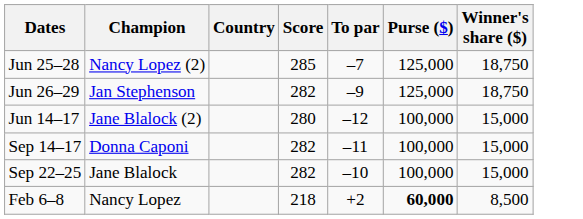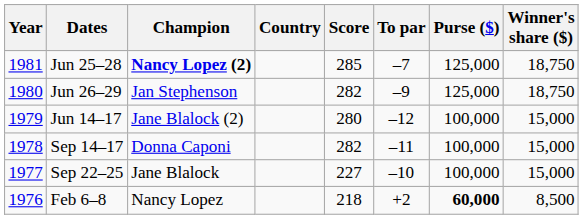+ column: (26, 27)
(147, 64) normal -> (191, 64) bold
(303, 173) 282 -> (349, 173) 227
